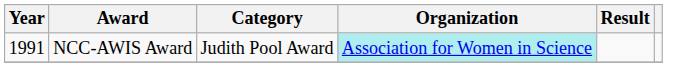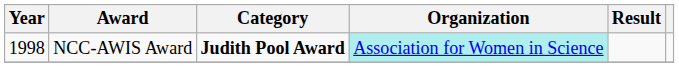(27, 47) 1991 -> (27, 47) 1998
(267, 47) normal -> (273, 47) bold
